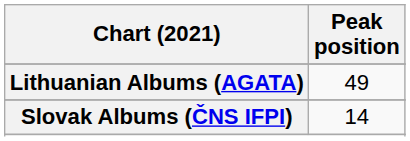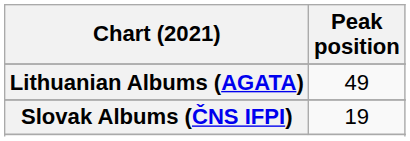(357, 116) 14 -> (357, 116) 19
